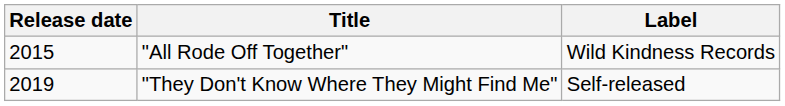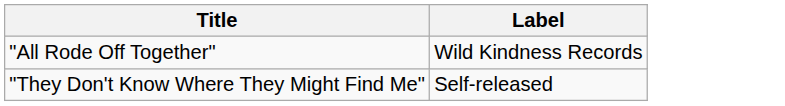- column: (71, 20)
